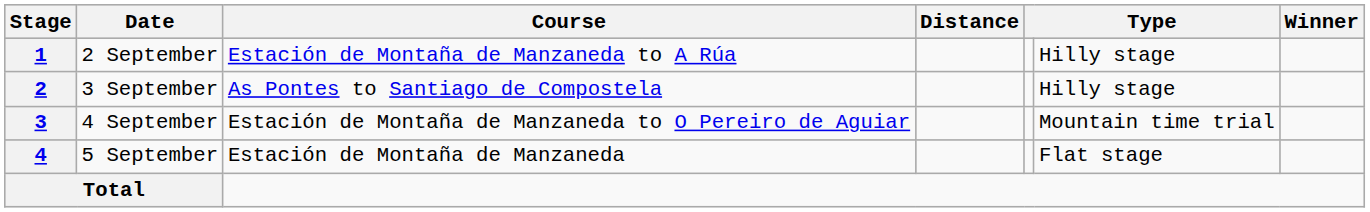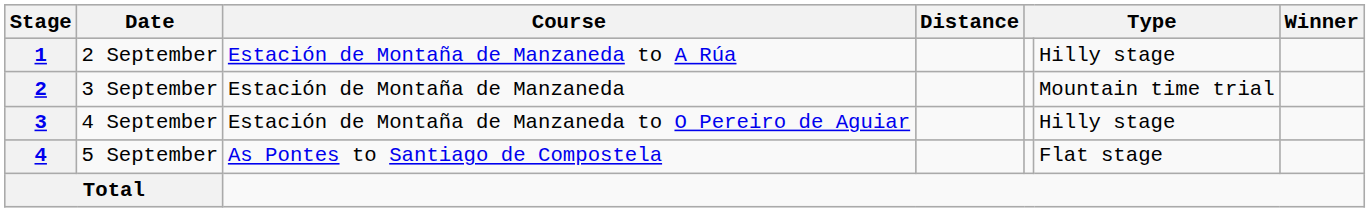(445, 89) As Pontes to Santiago de Compostela -> (426, 89) Estación de Montaña de Manzaneda
(1107, 89) Hilly stage -> (1157, 89) Mountain time trial
(1157, 123) Mountain time trial -> (1107, 123) Hilly stage
(426, 156) Estación de Montaña de Manzaneda -> (445, 156) As Pontes to Santiago de Compostela
